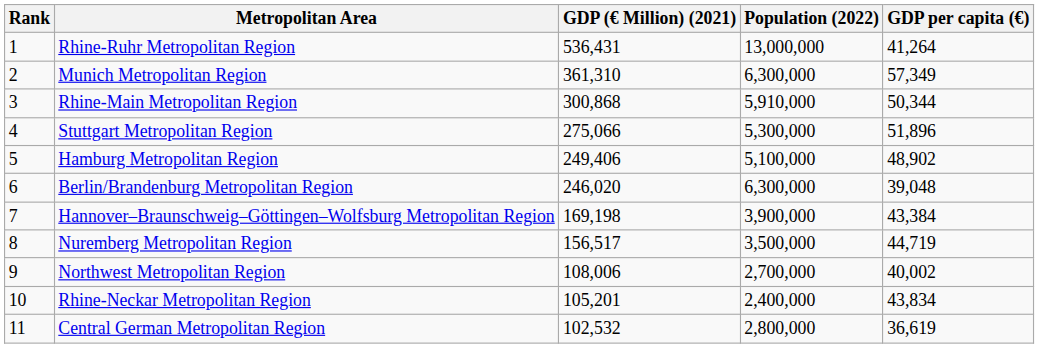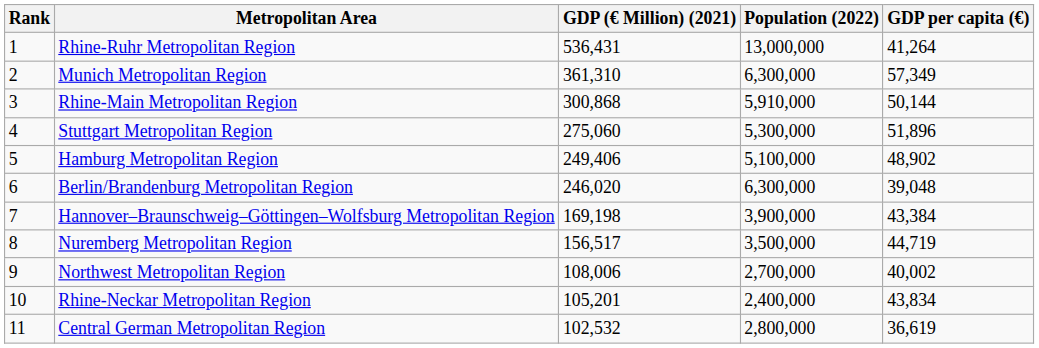(912, 103) 50,344 -> (912, 103) 50,144
(592, 131) 275,066 -> (592, 131) 275,060
